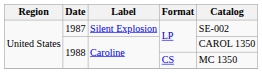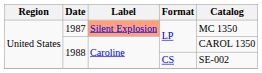(124, 28) no background -> (124, 28) lightsalmon background
(214, 28) SE-002 -> (218, 28) MC 1350
(218, 60) MC 1350 -> (214, 60) SE-002
